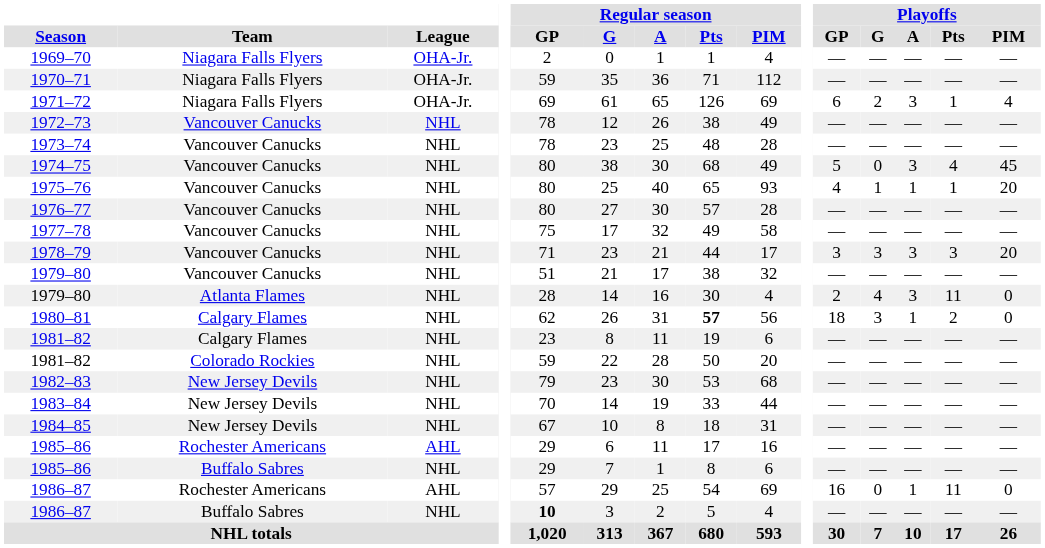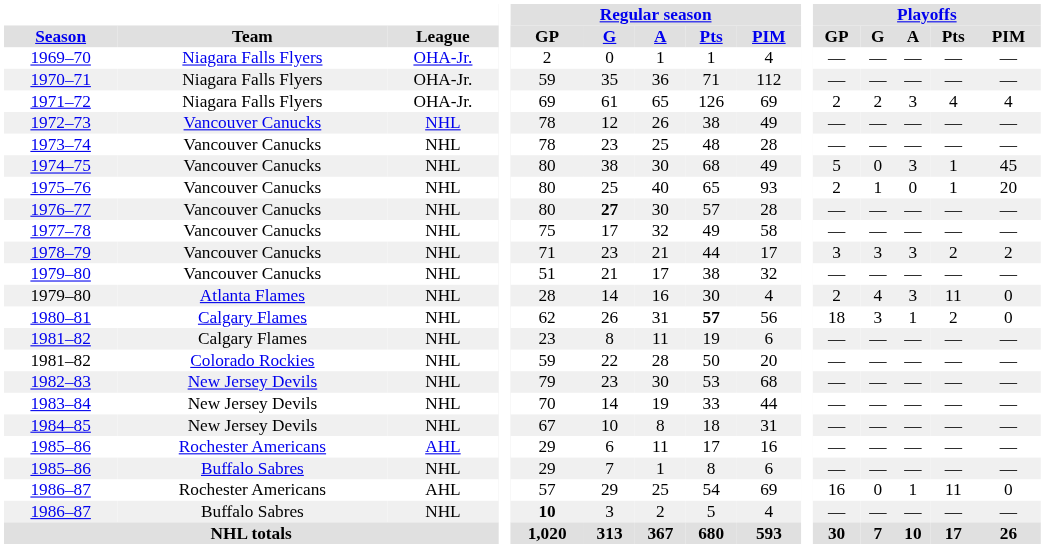(837, 101) 6 -> (837, 101) 2
(953, 101) 1 -> (953, 101) 4
(953, 165) 4 -> (953, 165) 1
(837, 187) 4 -> (837, 187) 2
(913, 187) 1 -> (913, 187) 0
(610, 209) normal -> (610, 209) bold
(953, 252) 3 -> (953, 252) 2
(1008, 252) 20 -> (1008, 252) 2
